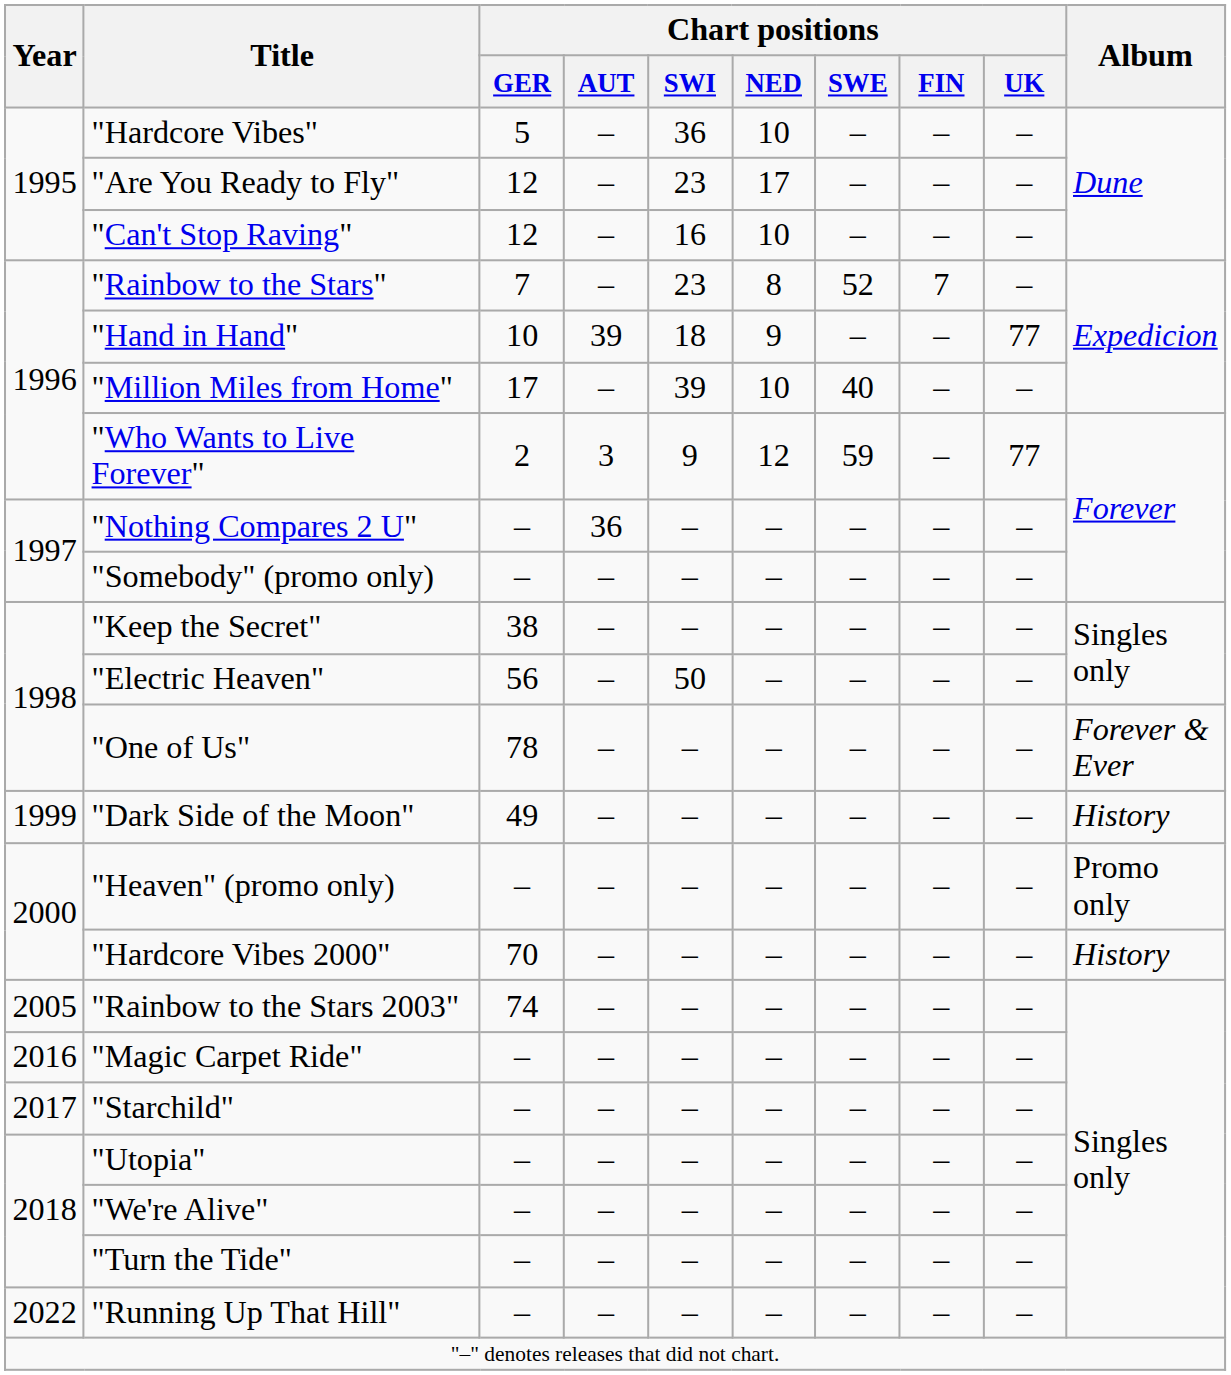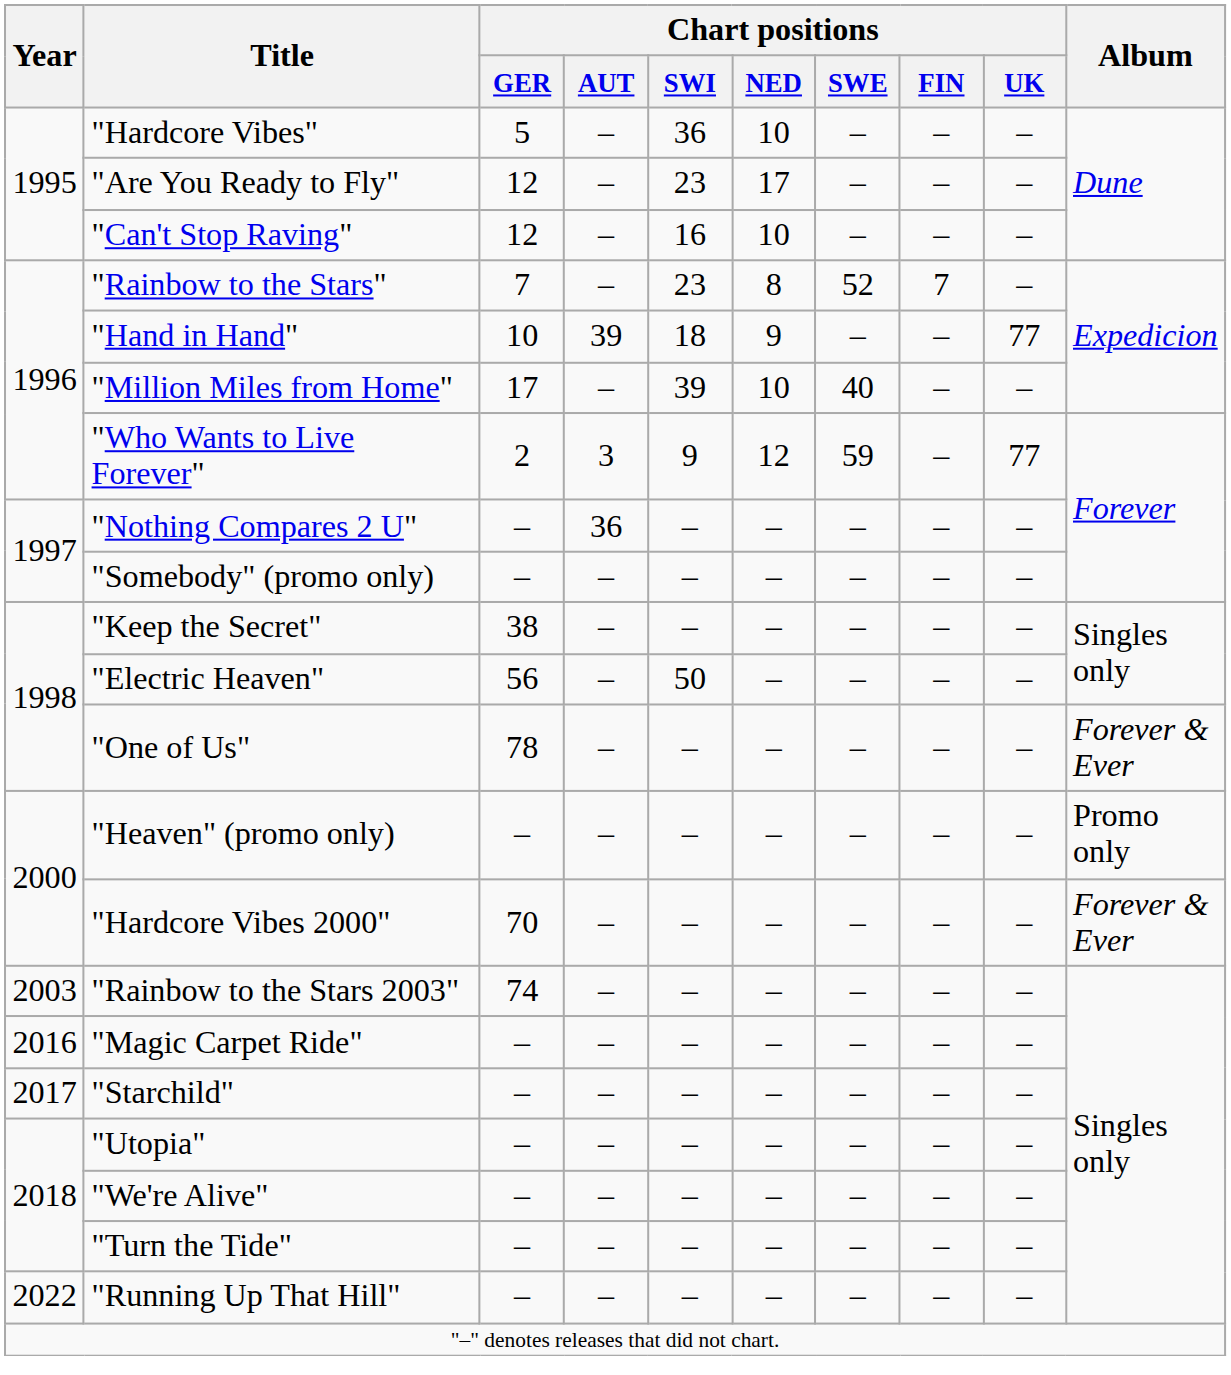- row: (253, 816)
(1121, 954) History -> (1141, 921) Forever & Ever
(45, 1005) 2005 -> (45, 990) 2003
